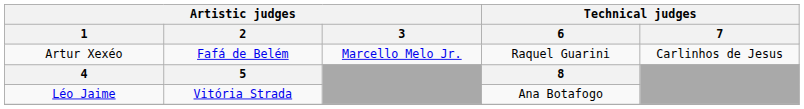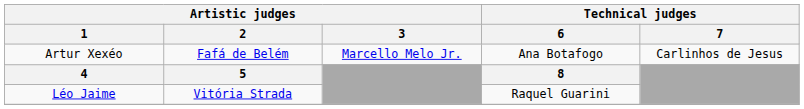(561, 54) Raquel Guarini -> (561, 54) Ana Botafogo
(561, 94) Ana Botafogo -> (561, 94) Raquel Guarini
